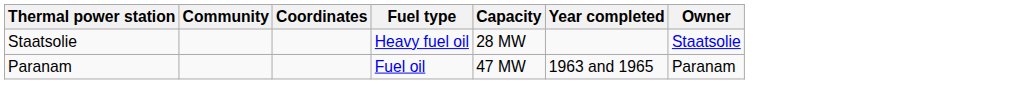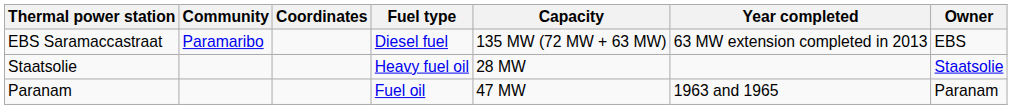+ row: (85, 41)
